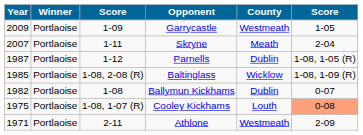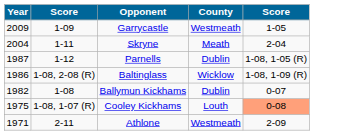- column: (55, 12)
(18, 43) 2007 -> (18, 43) 2004
(18, 75) 1985 -> (18, 75) 1986
